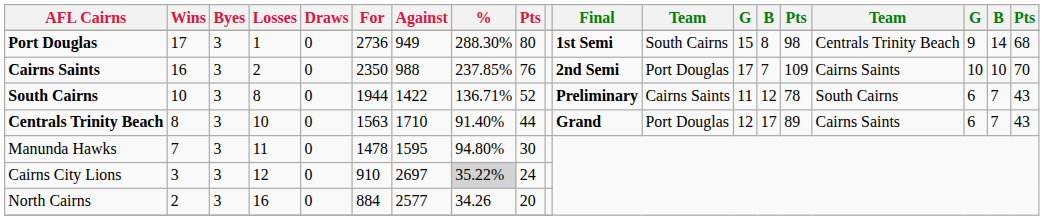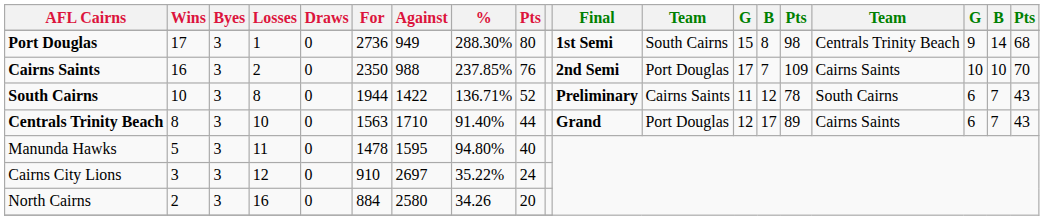(175, 148) 7 -> (175, 148) 5
(528, 148) 30 -> (528, 148) 40
(480, 174) lightgrey background -> (480, 174) no background
(411, 200) 2577 -> (411, 200) 2580
